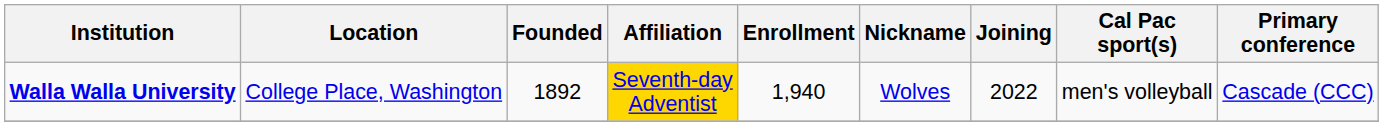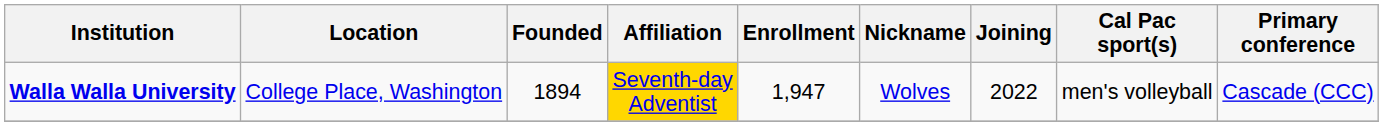(557, 91) 1892 -> (557, 91) 1894
(799, 91) 1,940 -> (799, 91) 1,947
